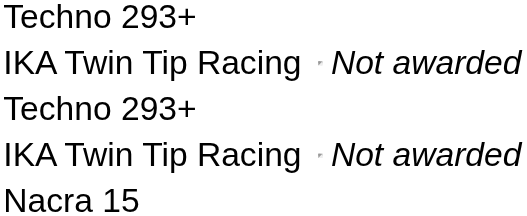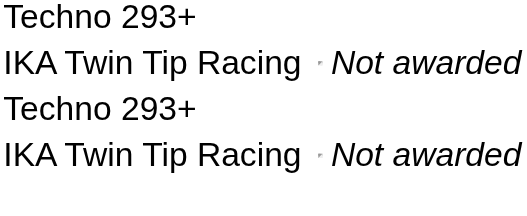- row: (71, 201)
